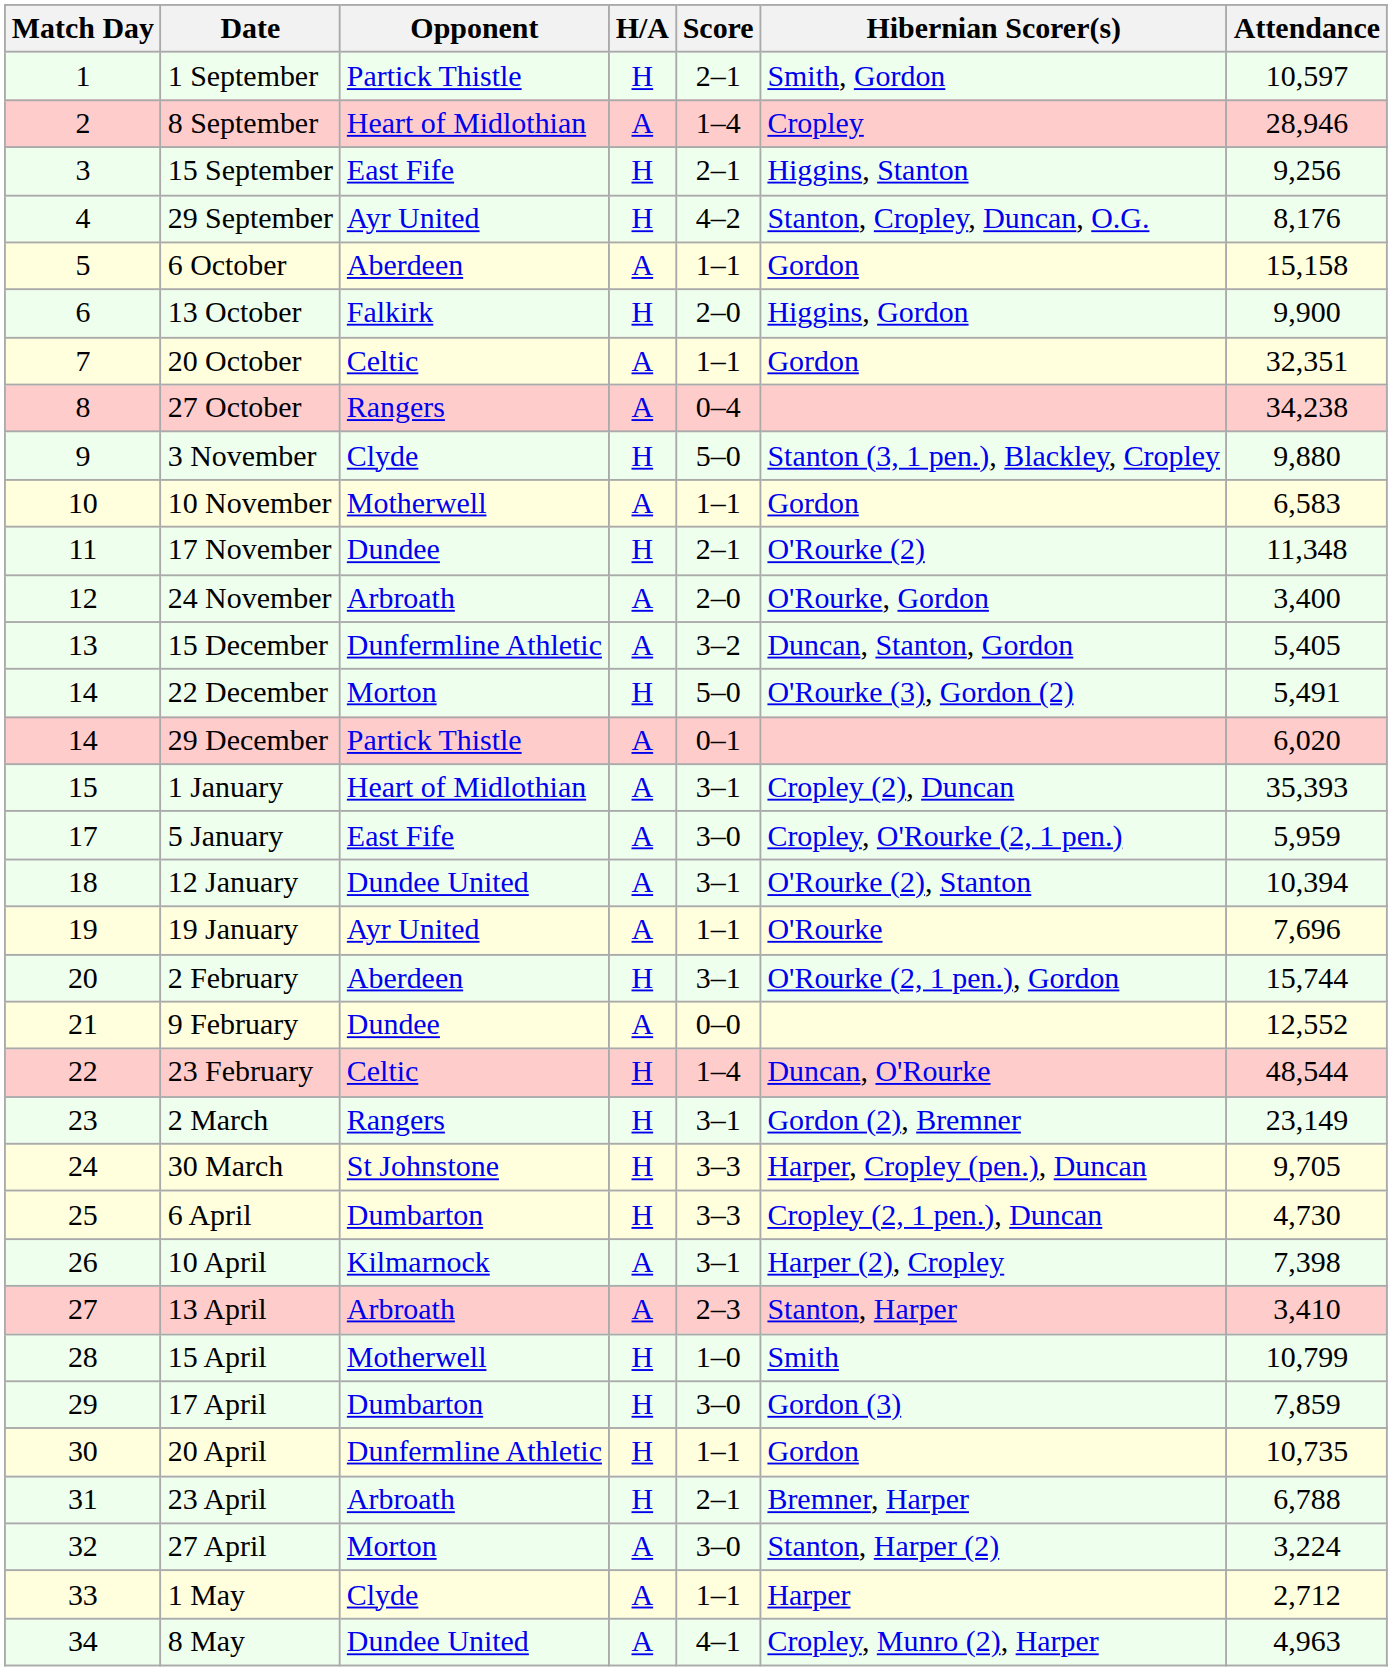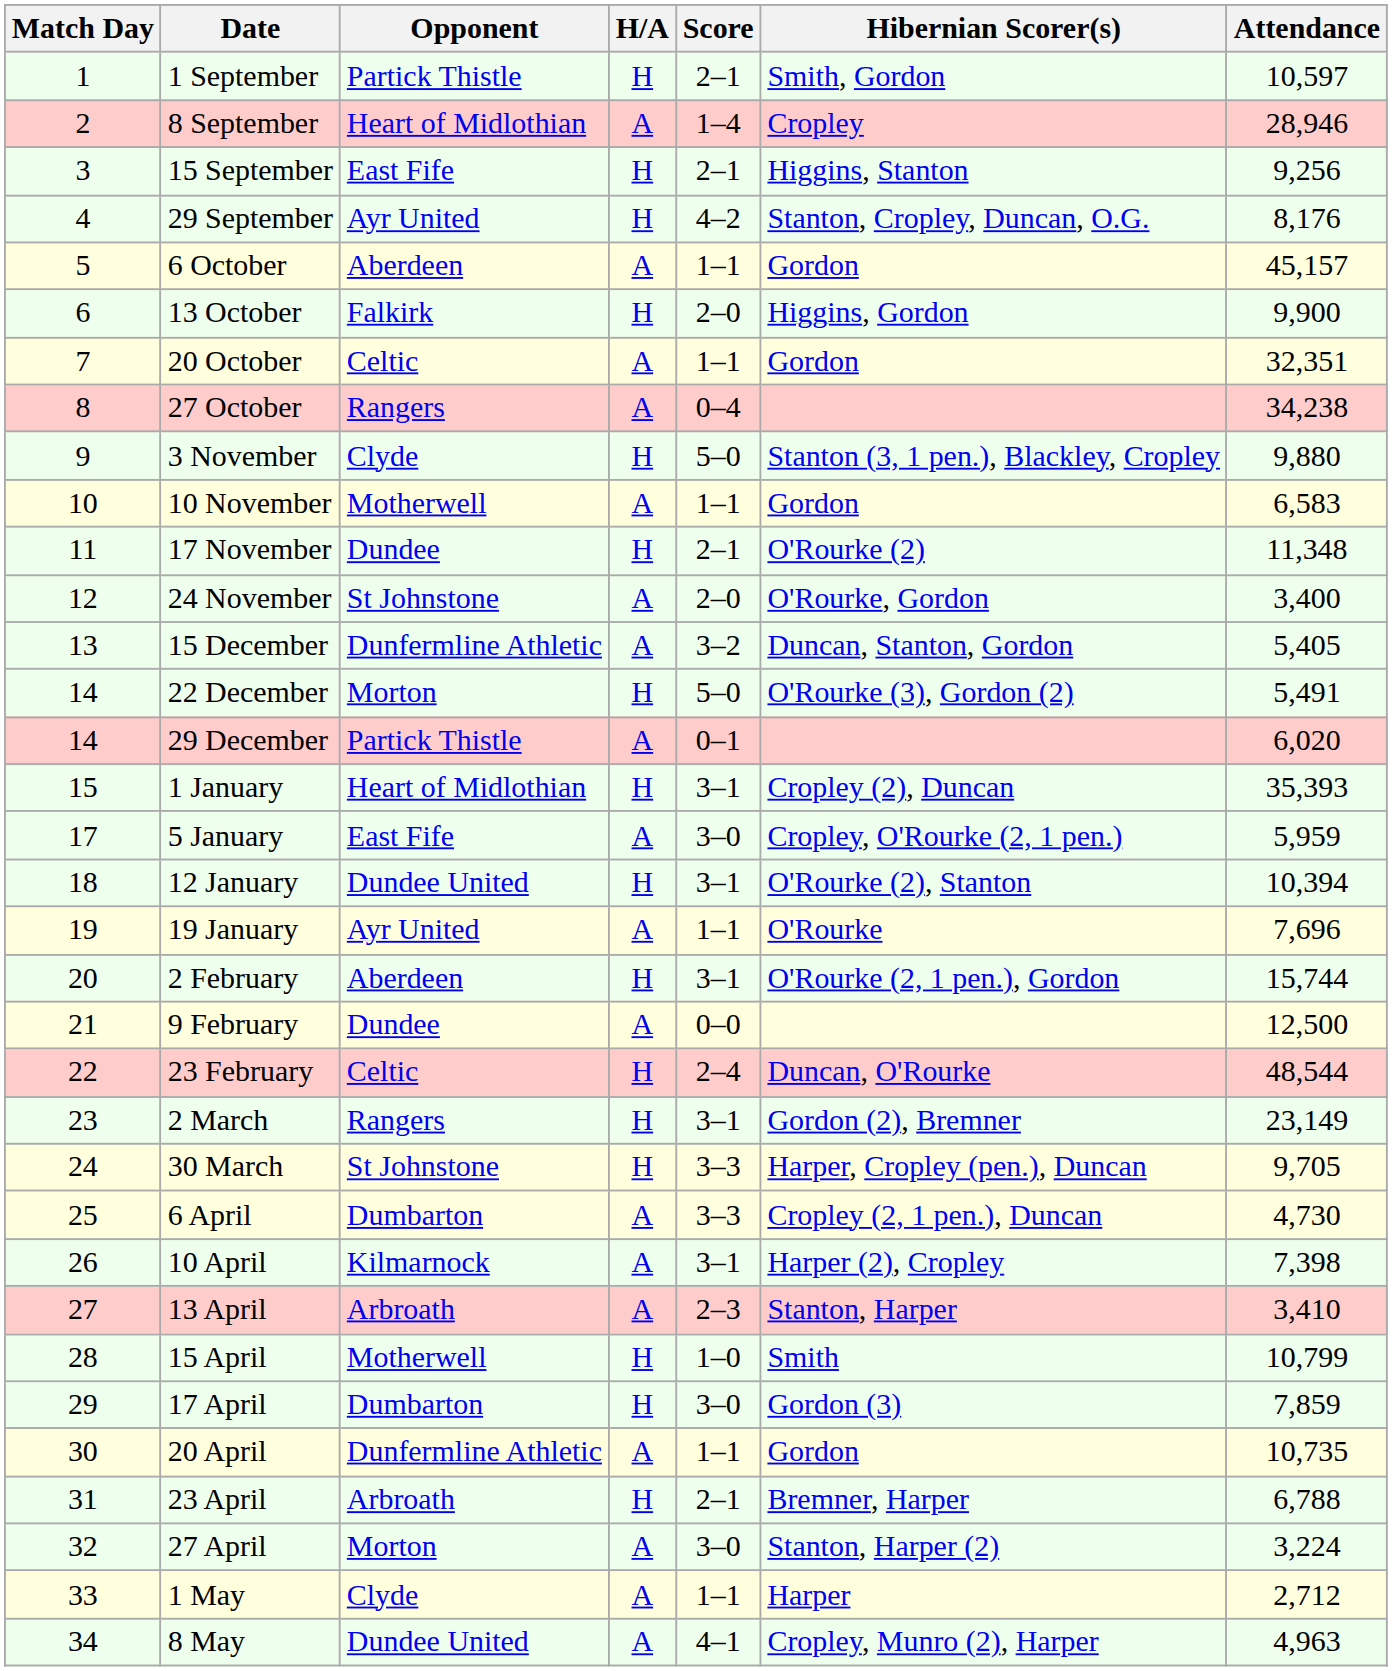(1307, 265) 15,158 -> (1307, 265) 45,157
(401, 597) Arbroath -> (423, 597) St Johnstone
(642, 787) A -> (642, 787) H
(642, 882) A -> (642, 882) H
(1307, 1024) 12,552 -> (1307, 1024) 12,500
(718, 1072) 1–4 -> (718, 1072) 2–4
(642, 1214) H -> (642, 1214) A
(642, 1451) H -> (642, 1451) A
